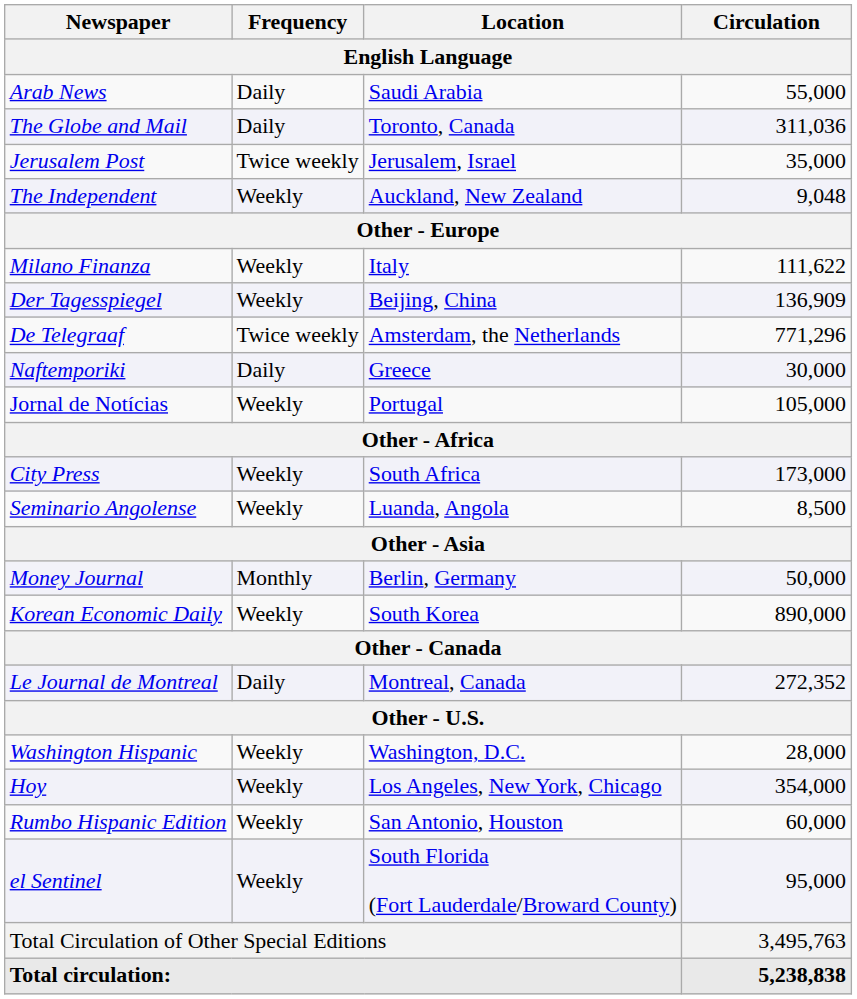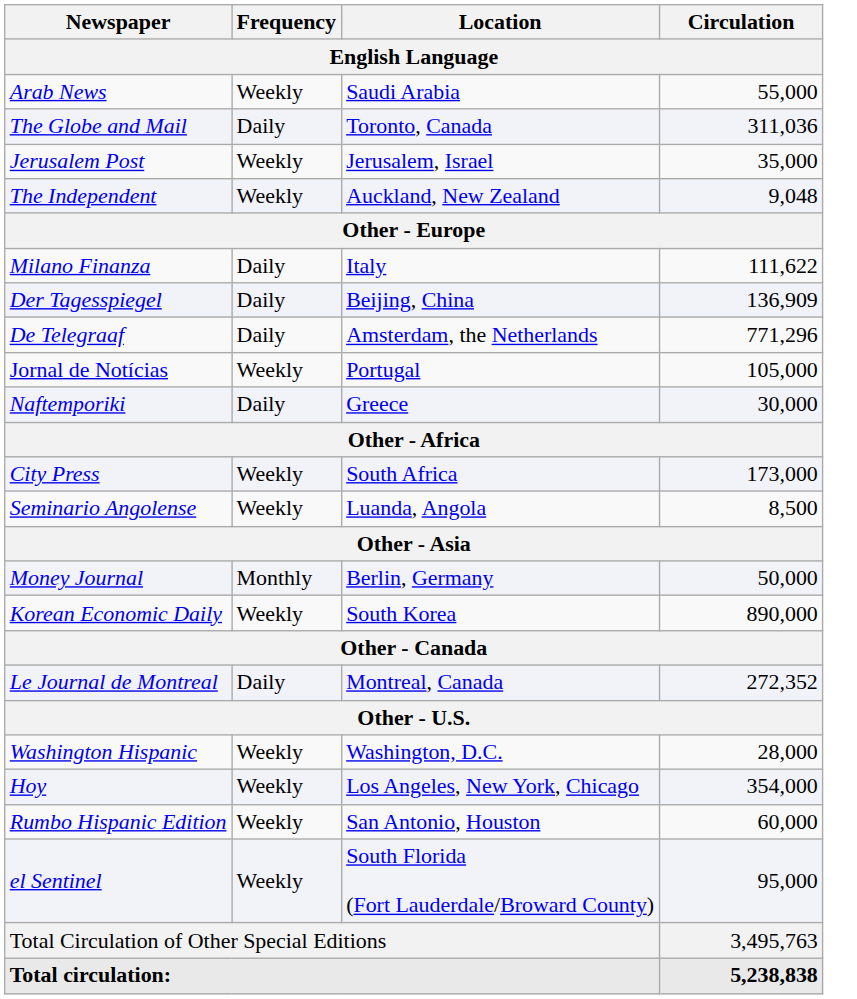(261, 91) Daily -> (270, 91) Weekly
(298, 160) Twice weekly -> (270, 160) Weekly
(270, 265) Weekly -> (261, 265) Daily
(270, 299) Weekly -> (261, 299) Daily
(298, 334) Twice weekly -> (261, 334) Daily
rows swapped: (68, 369) <-> (89, 404)
